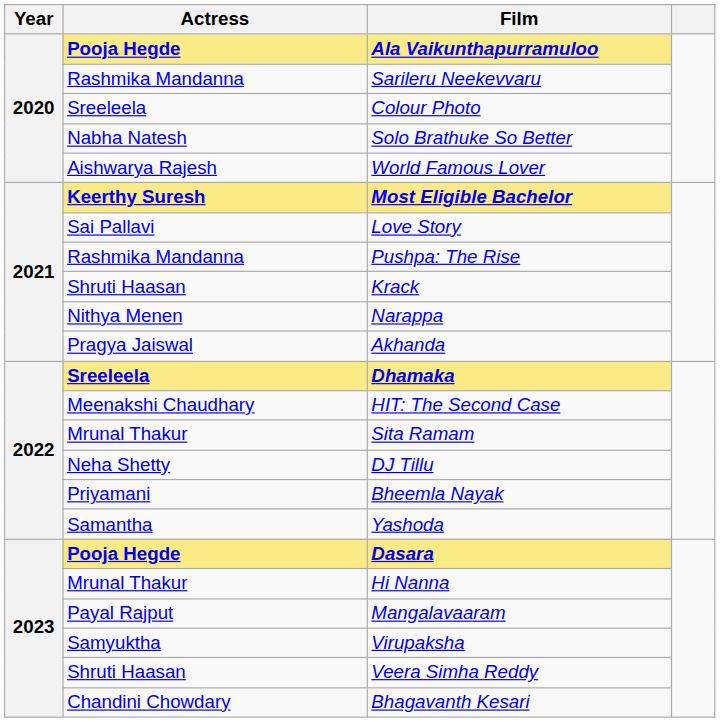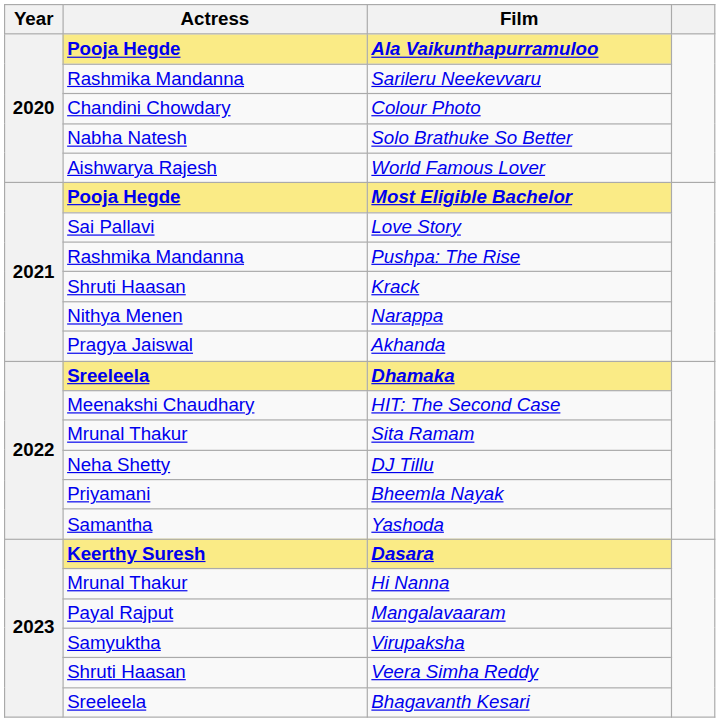(107, 108) Sreeleela -> (149, 108) Chandini Chowdary
(136, 197) Keerthy Suresh -> (124, 197) Pooja Hegde
(124, 553) Pooja Hegde -> (136, 553) Keerthy Suresh
(149, 702) Chandini Chowdary -> (107, 702) Sreeleela
